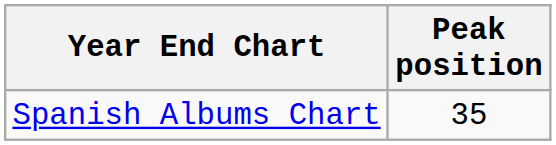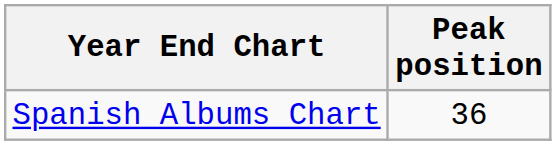(469, 116) 35 -> (469, 116) 36
